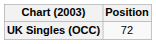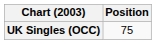(127, 30) 72 -> (127, 30) 75
